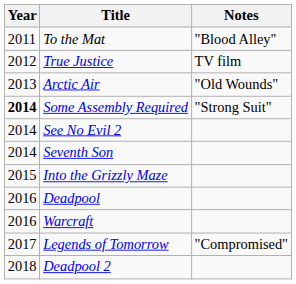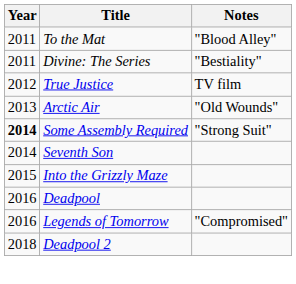+ row: (97, 61)
- row: (82, 130)
- row: (68, 221)
(22, 244) 2017 -> (22, 221) 2016
